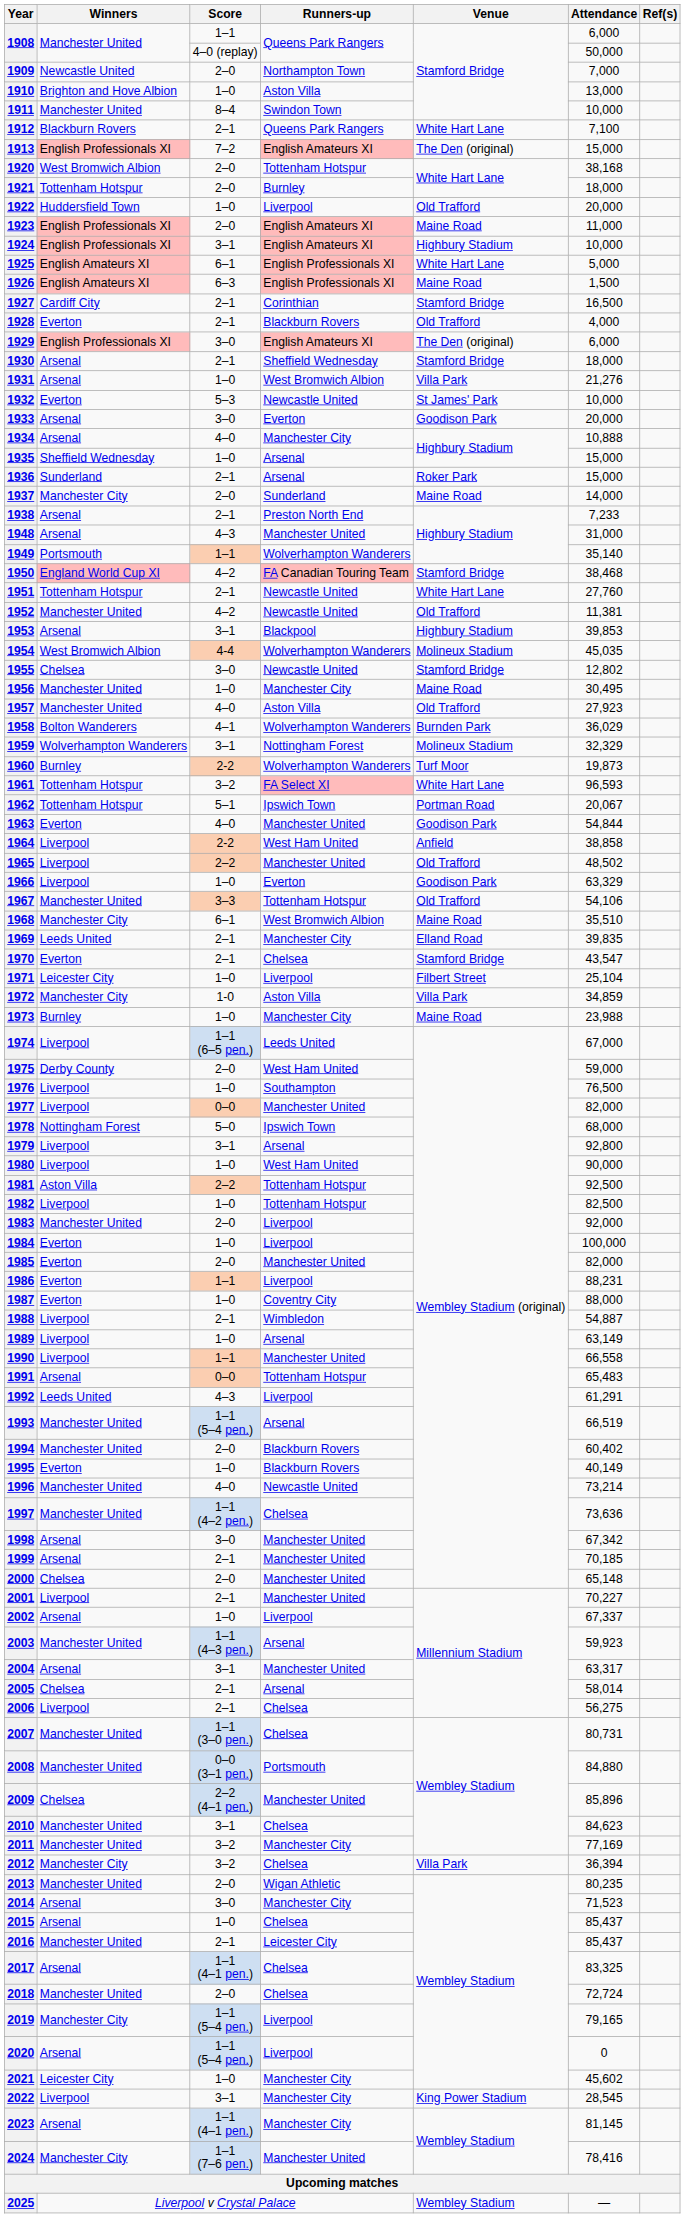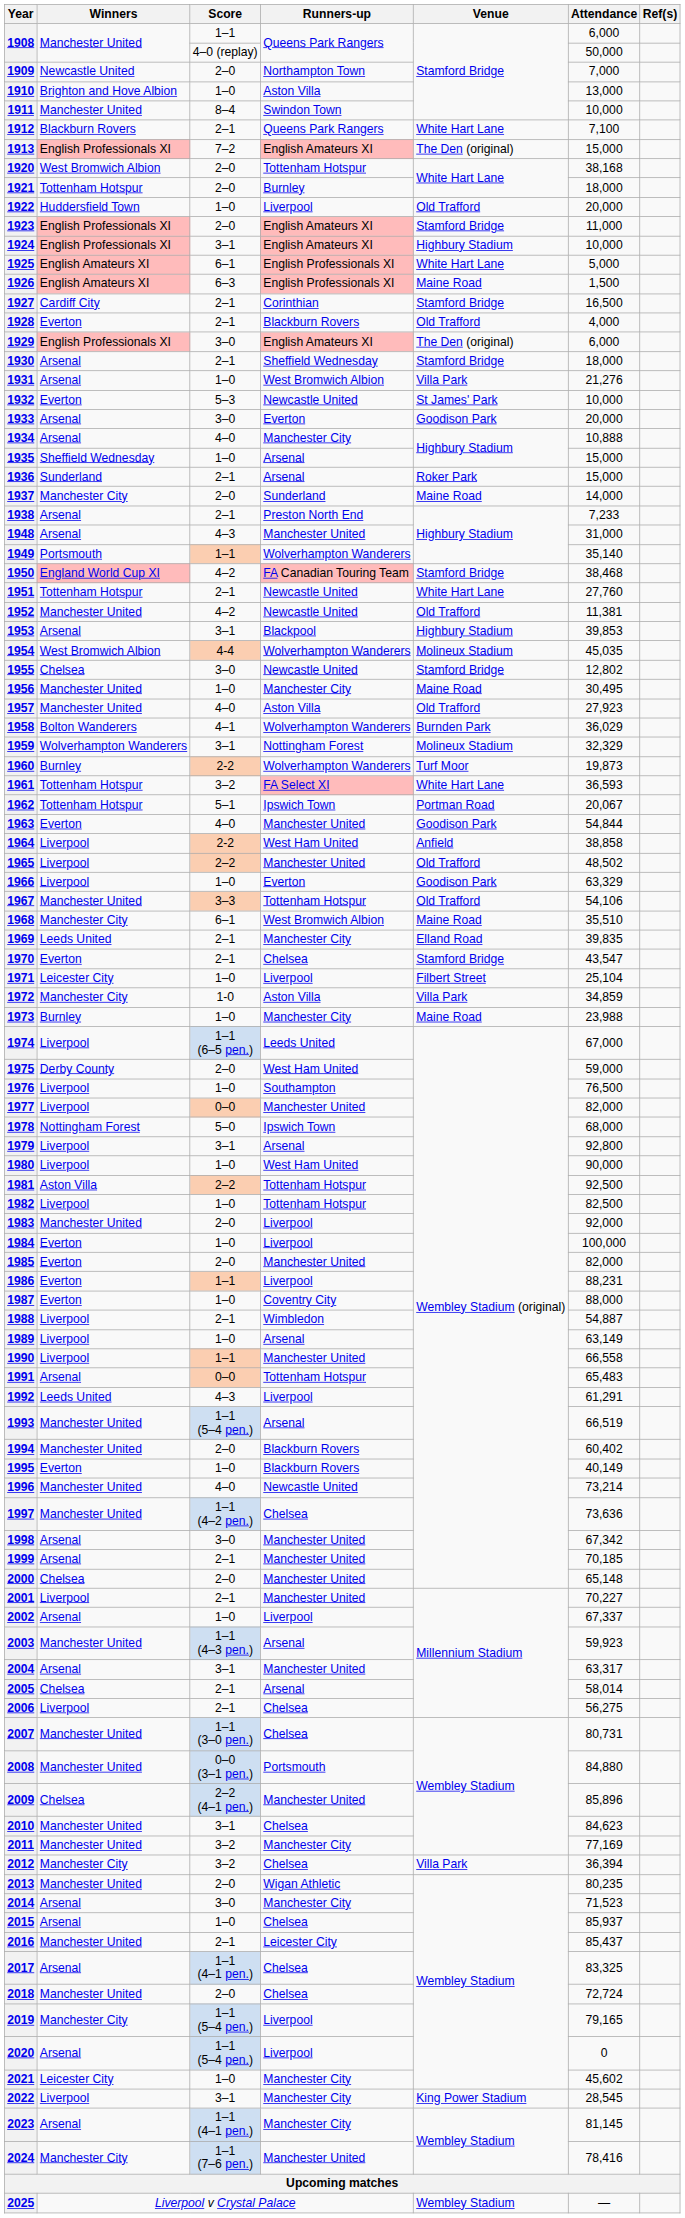(449, 226) Maine Road -> (460, 226) Stamford Bridge
(604, 785) 96,593 -> (604, 785) 36,593
(604, 1922) 85,437 -> (604, 1922) 85,937
